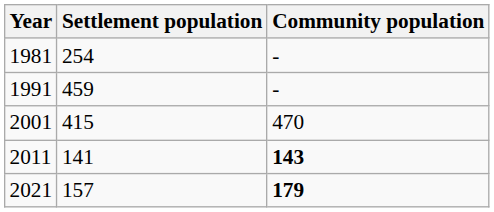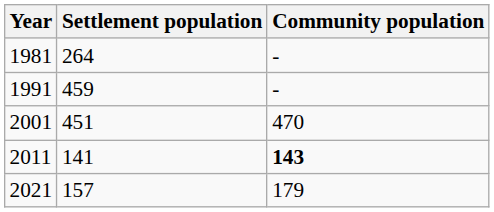(78, 55) 254 -> (78, 55) 264
(78, 122) 415 -> (78, 122) 451
(288, 190) bold -> (288, 190) normal
